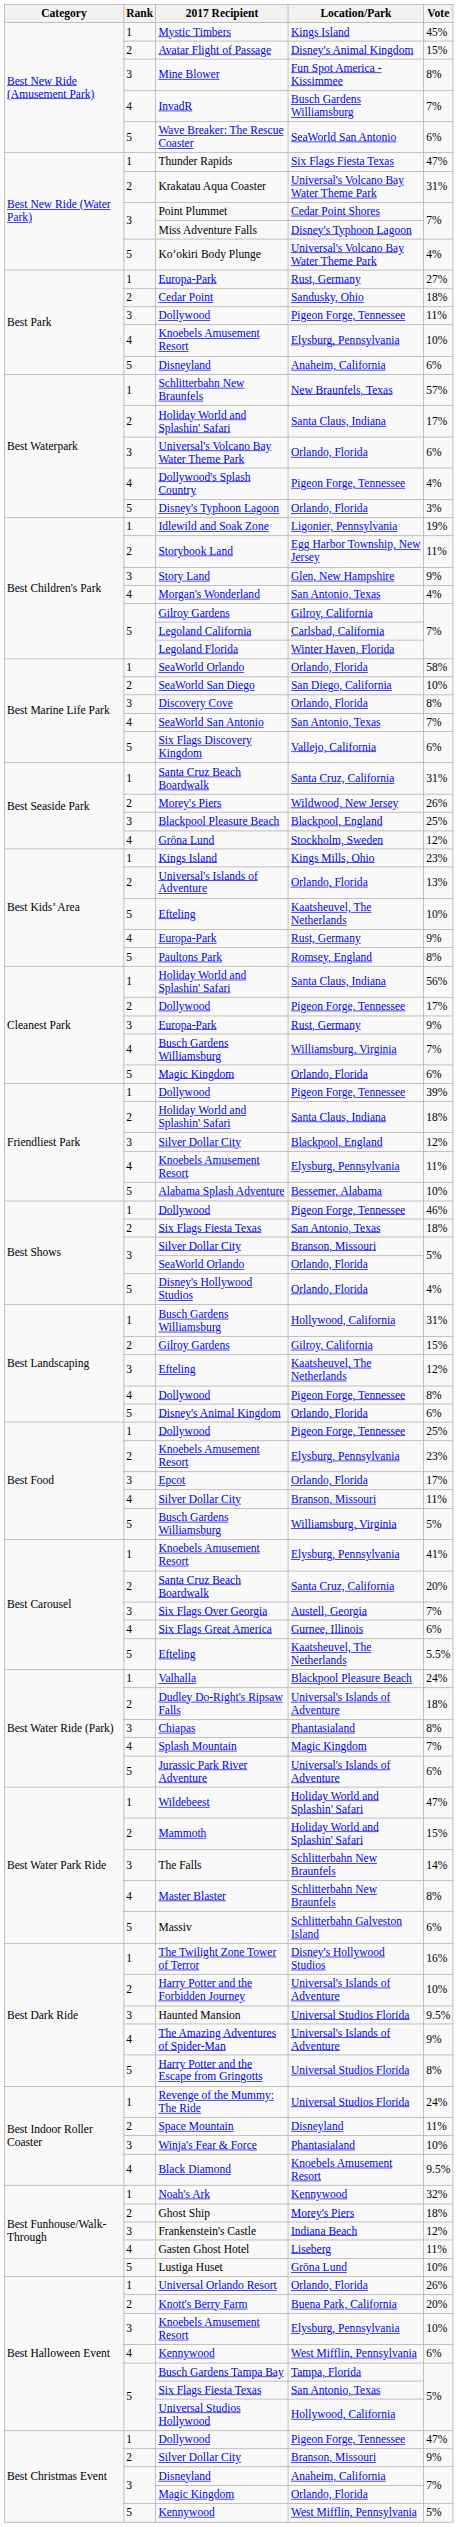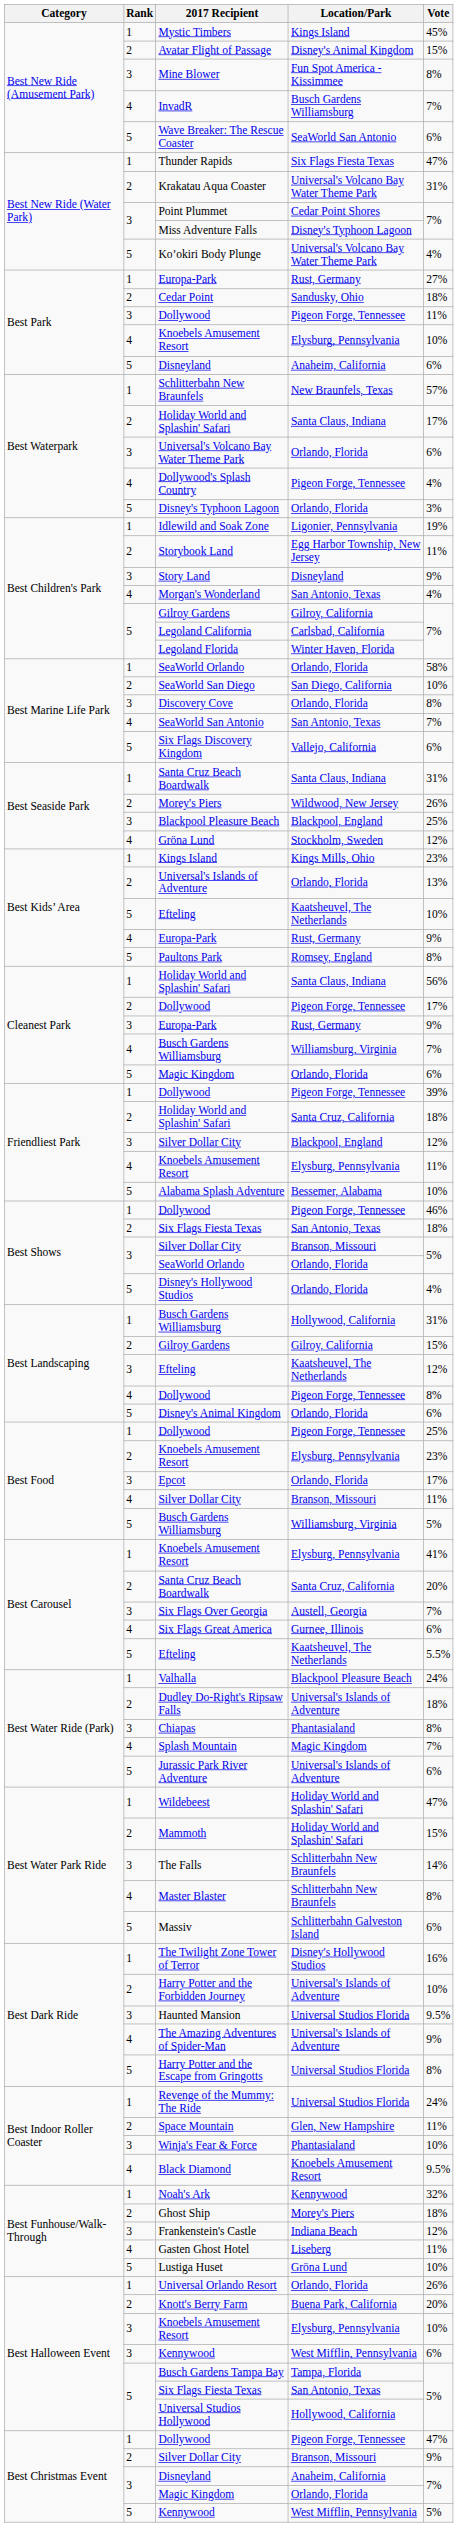(343, 576) Glen, New Hampshire -> (317, 576) Disneyland
(343, 778) Santa Cruz, California -> (338, 778) Santa Claus, Indiana
(338, 1117) Santa Claus, Indiana -> (343, 1117) Santa Cruz, California
(317, 2126) Disneyland -> (343, 2126) Glen, New Hampshire
(129, 2353) 4 -> (129, 2353) 3
